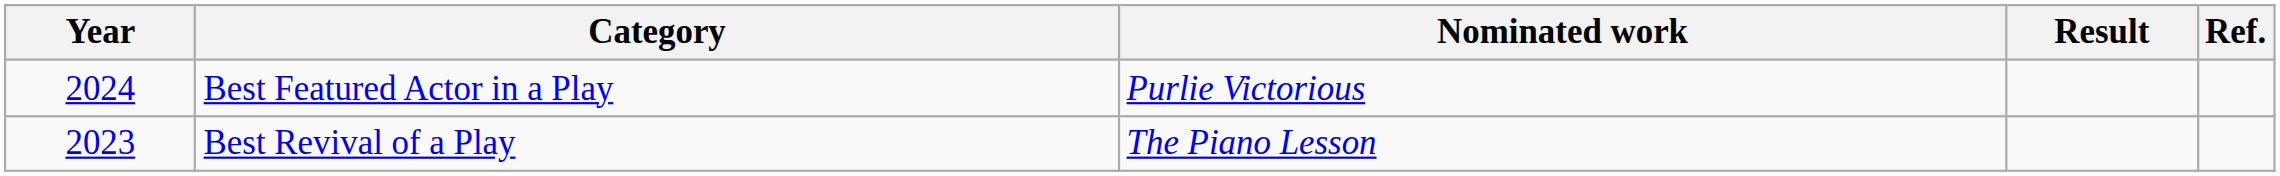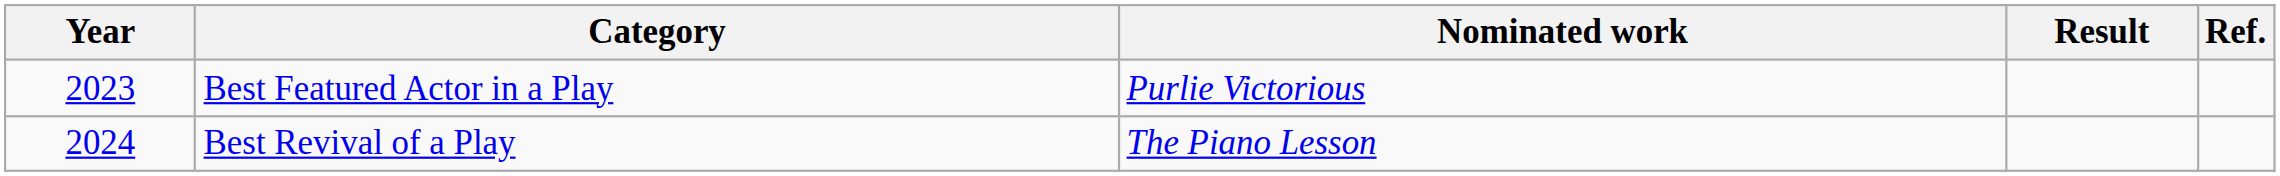(100, 87) 2024 -> (100, 87) 2023
(100, 142) 2023 -> (100, 142) 2024
